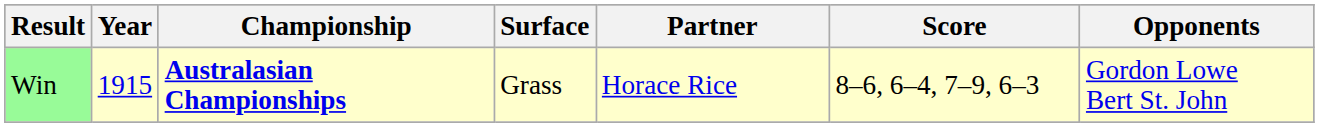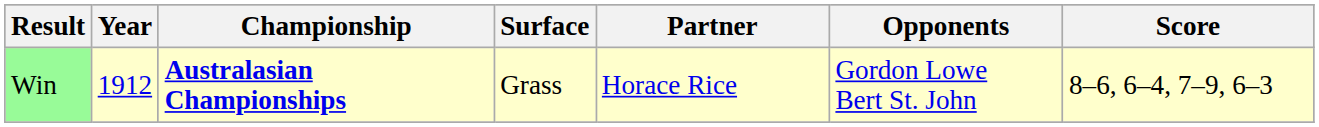columns swapped: (1196, 26) <-> (954, 26)
(125, 84) 1915 -> (125, 84) 1912
